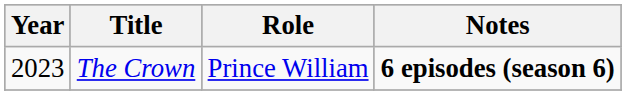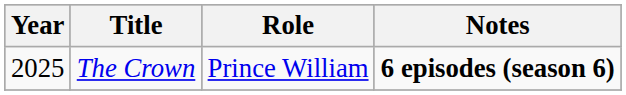(38, 68) 2023 -> (38, 68) 2025
